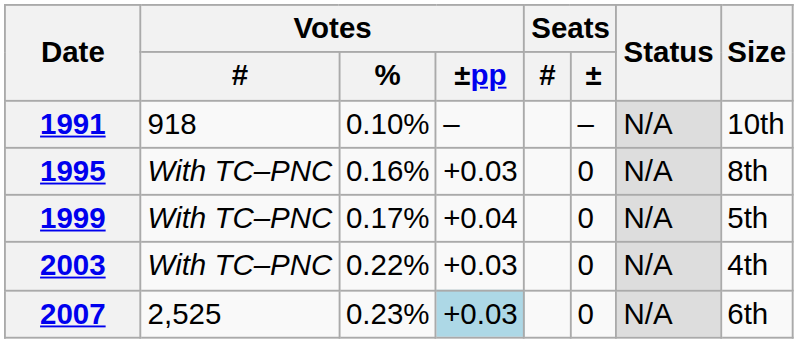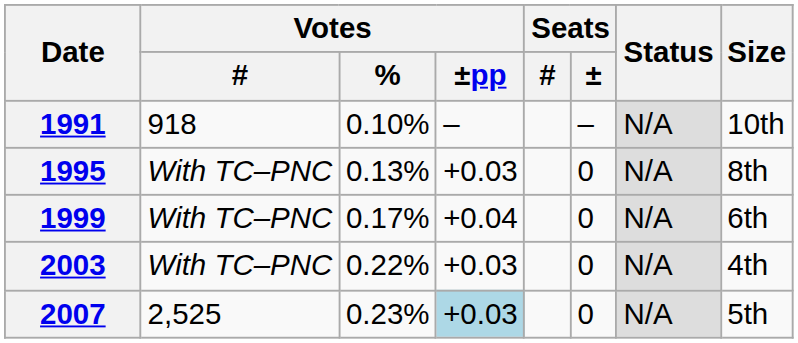(388, 170) 0.16% -> (388, 170) 0.13%
(748, 217) 5th -> (748, 217) 6th
(748, 312) 6th -> (748, 312) 5th
